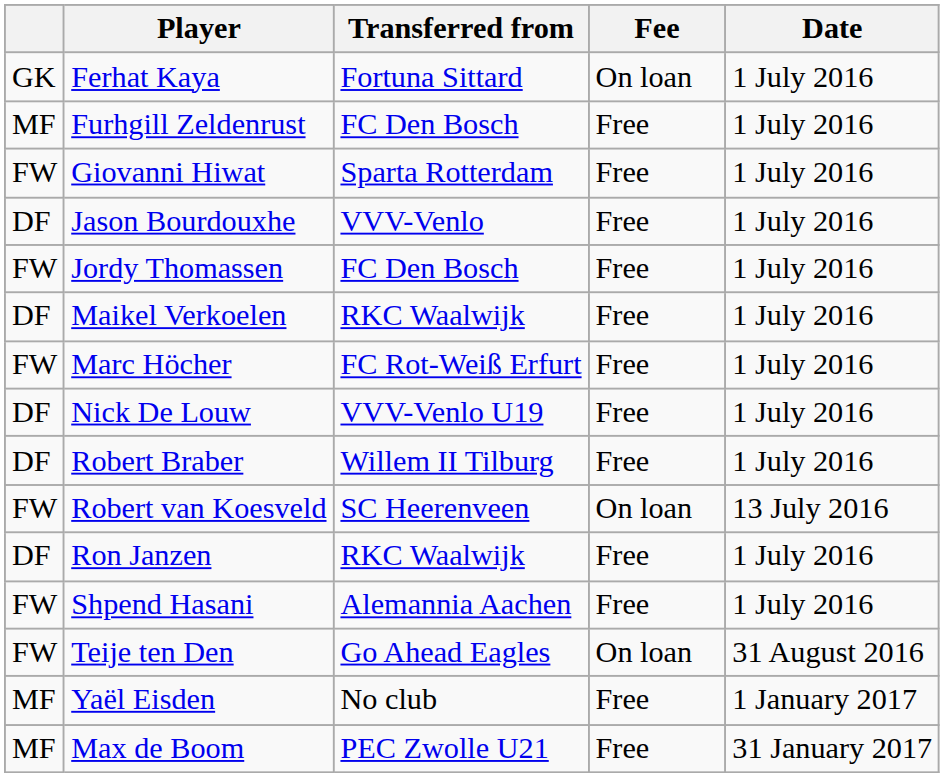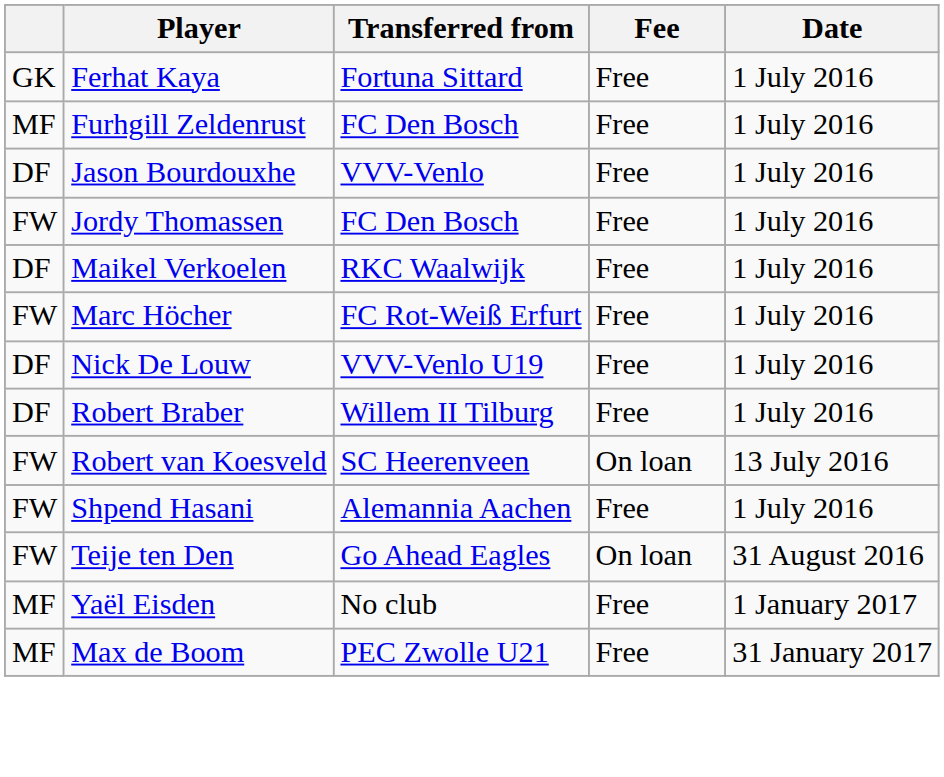(644, 76) On loan -> (622, 76) Free
- row: (168, 172)
- row: (141, 556)
